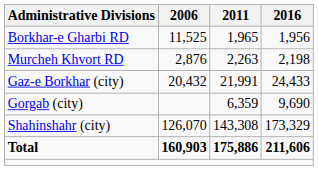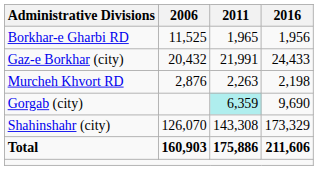rows swapped: (66, 59) <-> (66, 81)
(243, 103) no background -> (243, 103) paleturquoise background
